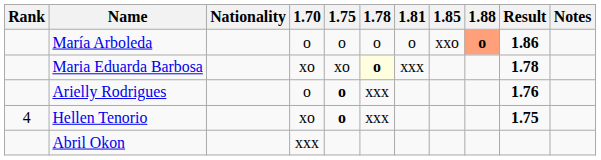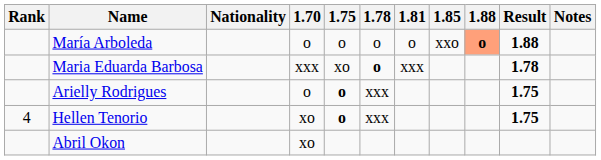(525, 42) 1.86 -> (525, 42) 1.88
(307, 67) xo -> (307, 67) xxx
(377, 67) lightyellow background -> (377, 67) no background
(525, 92) 1.76 -> (525, 92) 1.75
(307, 142) xxx -> (307, 142) xo
